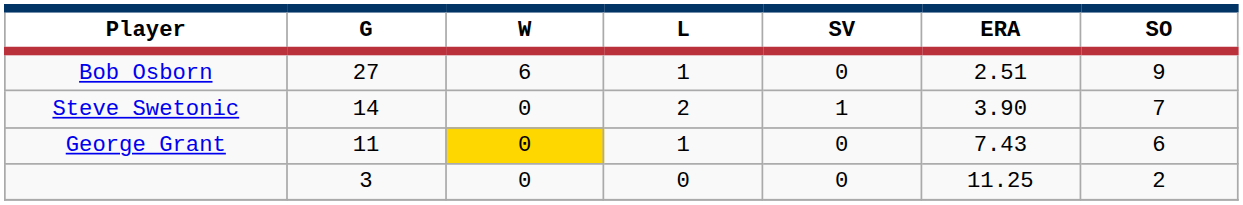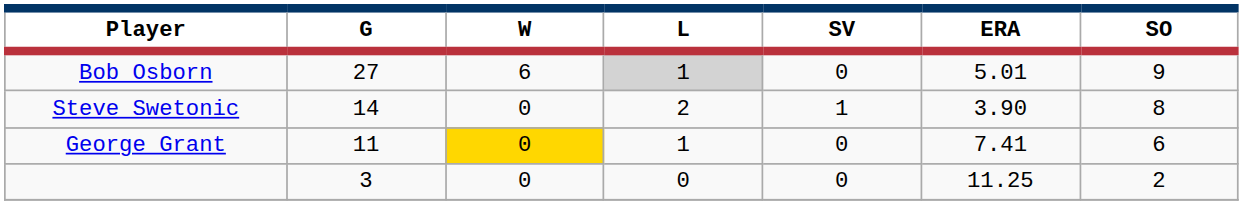(683, 73) no background -> (683, 73) lightgrey background
(1000, 73) 2.51 -> (1000, 73) 5.01
(1159, 109) 7 -> (1159, 109) 8
(1000, 145) 7.43 -> (1000, 145) 7.41
